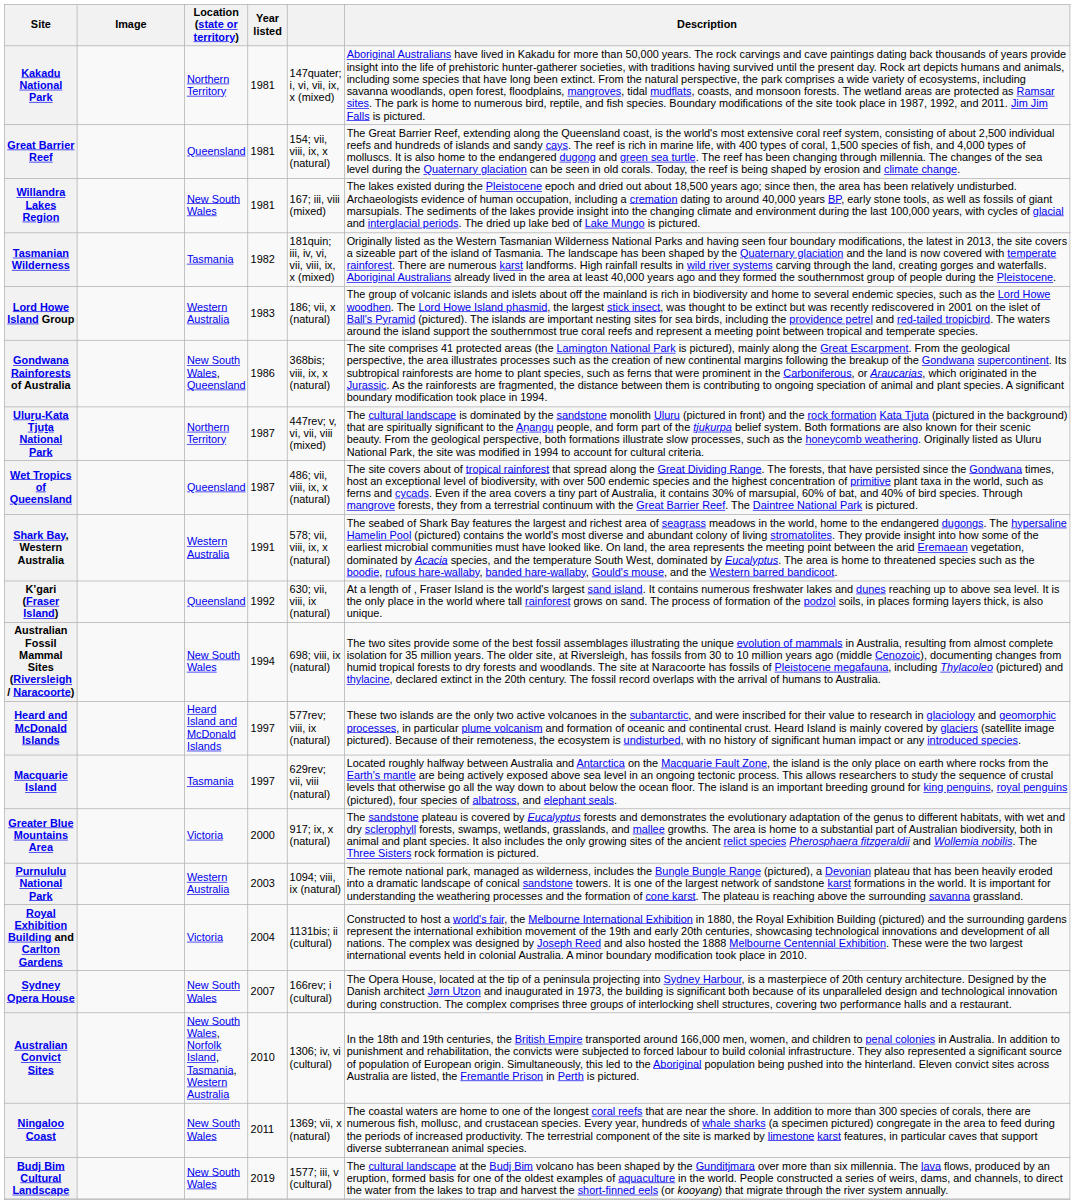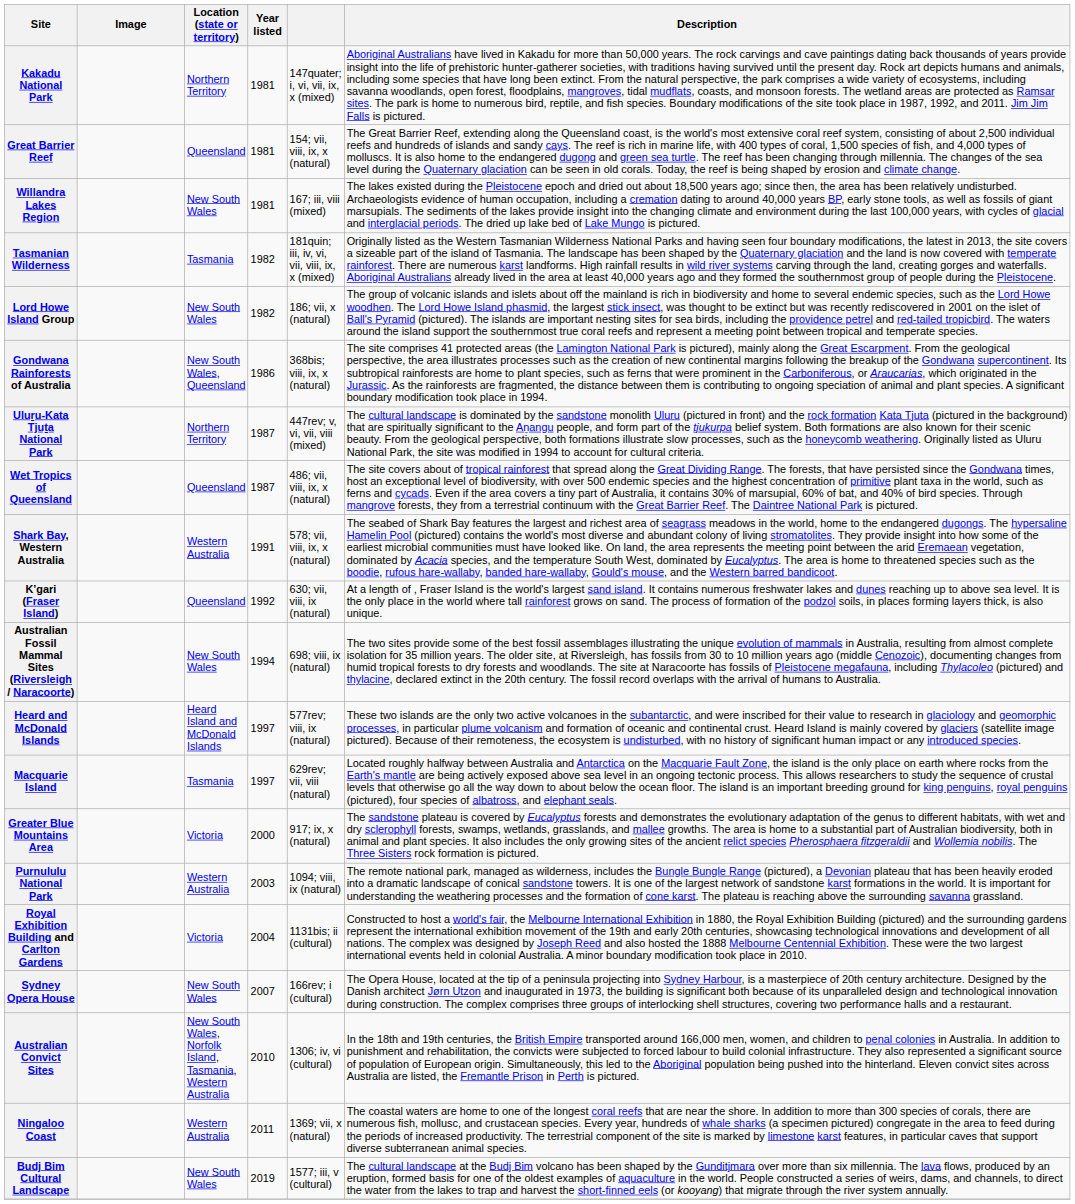(208, 313) Western Australia -> (213, 313) New South Wales
(263, 313) 1983 -> (263, 313) 1982
(213, 1130) New South Wales -> (208, 1130) Western Australia
